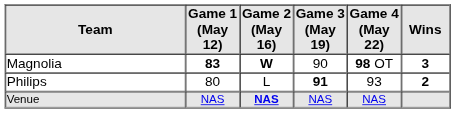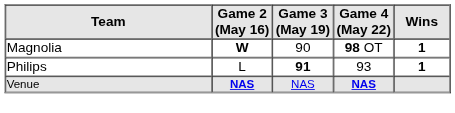- column: (213, 29)
(425, 63) 3 -> (422, 48) 1
(425, 82) 2 -> (422, 66) 1
(374, 100) normal -> (364, 84) bold
